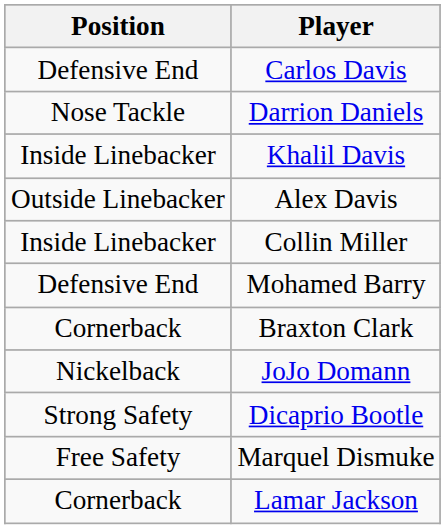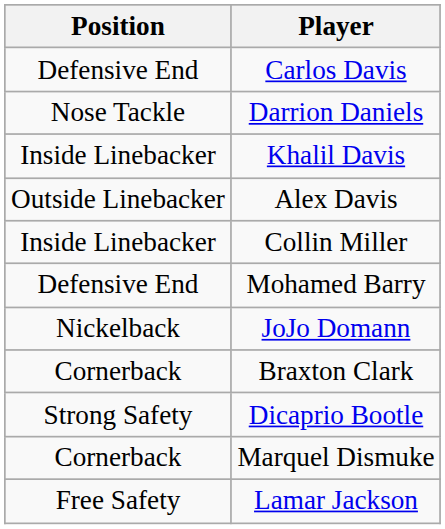rows swapped: (336, 371) <-> (336, 328)
(118, 457) Free Safety -> (118, 457) Cornerback
(118, 500) Cornerback -> (118, 500) Free Safety
